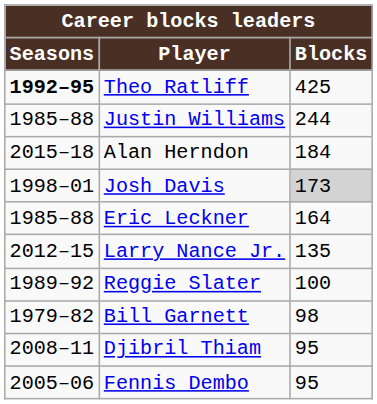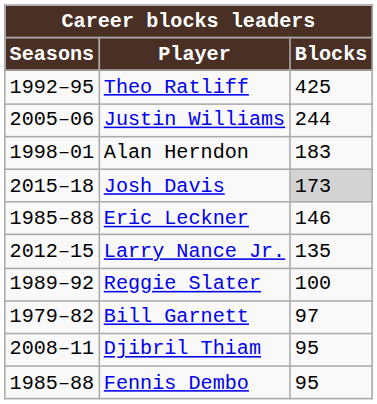(52, 87) bold -> (52, 87) normal
(52, 120) 1985–88 -> (52, 120) 2005–06
(52, 153) 2015–18 -> (52, 153) 1998–01
(313, 153) 184 -> (313, 153) 183
(52, 186) 1998–01 -> (52, 186) 2015–18
(313, 218) 164 -> (313, 218) 146
(307, 317) 98 -> (307, 317) 97
(52, 383) 2005–06 -> (52, 383) 1985–88
